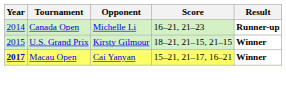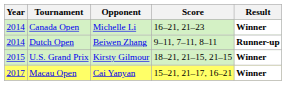(258, 27) Runner-up -> (251, 27) Winner
+ row: (52, 42)
(16, 58) bold -> (16, 73) normal
